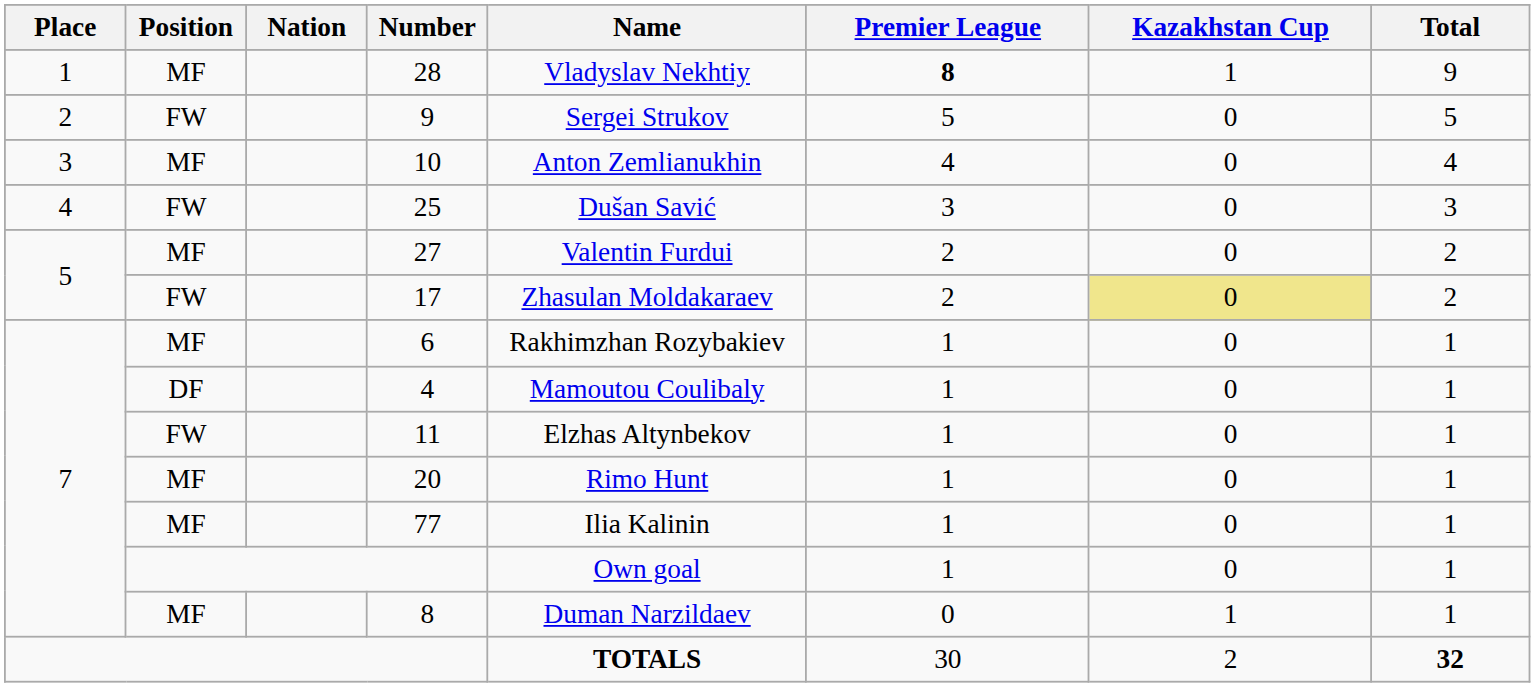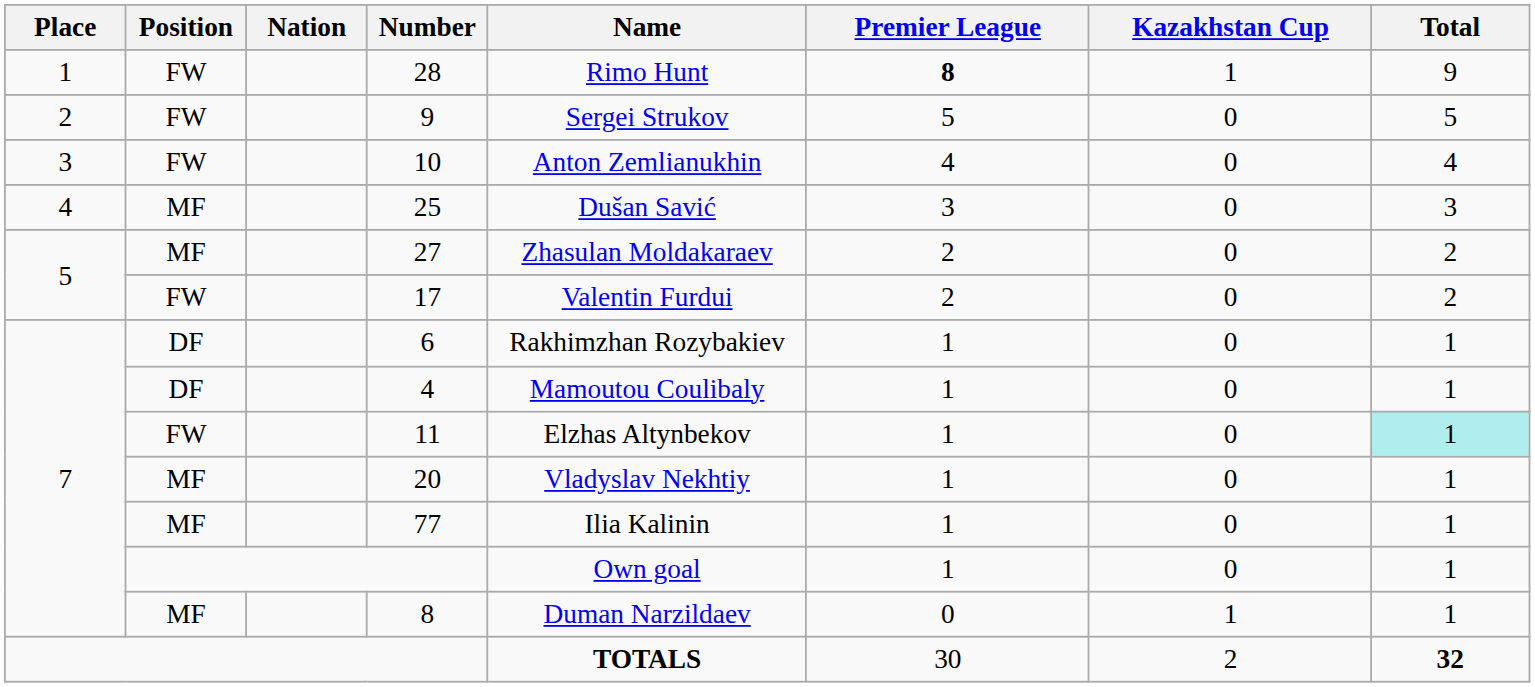(186, 72) MF -> (186, 72) FW
(647, 72) Vladyslav Nekhtiy -> (647, 72) Rimo Hunt
(186, 162) MF -> (186, 162) FW
(186, 207) FW -> (186, 207) MF
(647, 252) Valentin Furdui -> (647, 252) Zhasulan Moldakaraev
(647, 297) Zhasulan Moldakaraev -> (647, 297) Valentin Furdui
(1231, 297) khaki background -> (1231, 297) no background
(186, 343) MF -> (186, 343) DF
(1450, 433) no background -> (1450, 433) paleturquoise background
(647, 478) Rimo Hunt -> (647, 478) Vladyslav Nekhtiy
